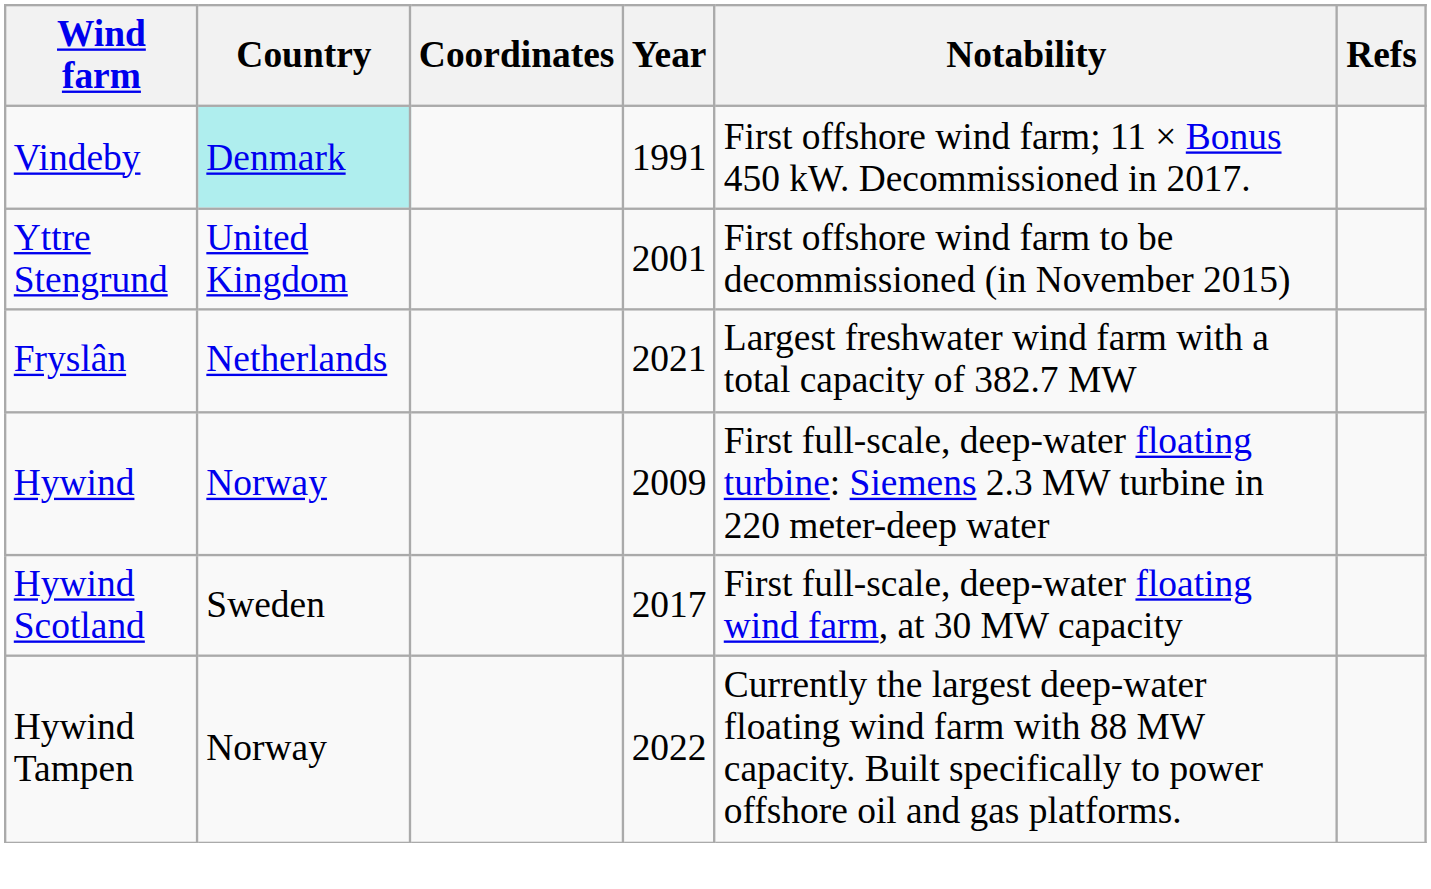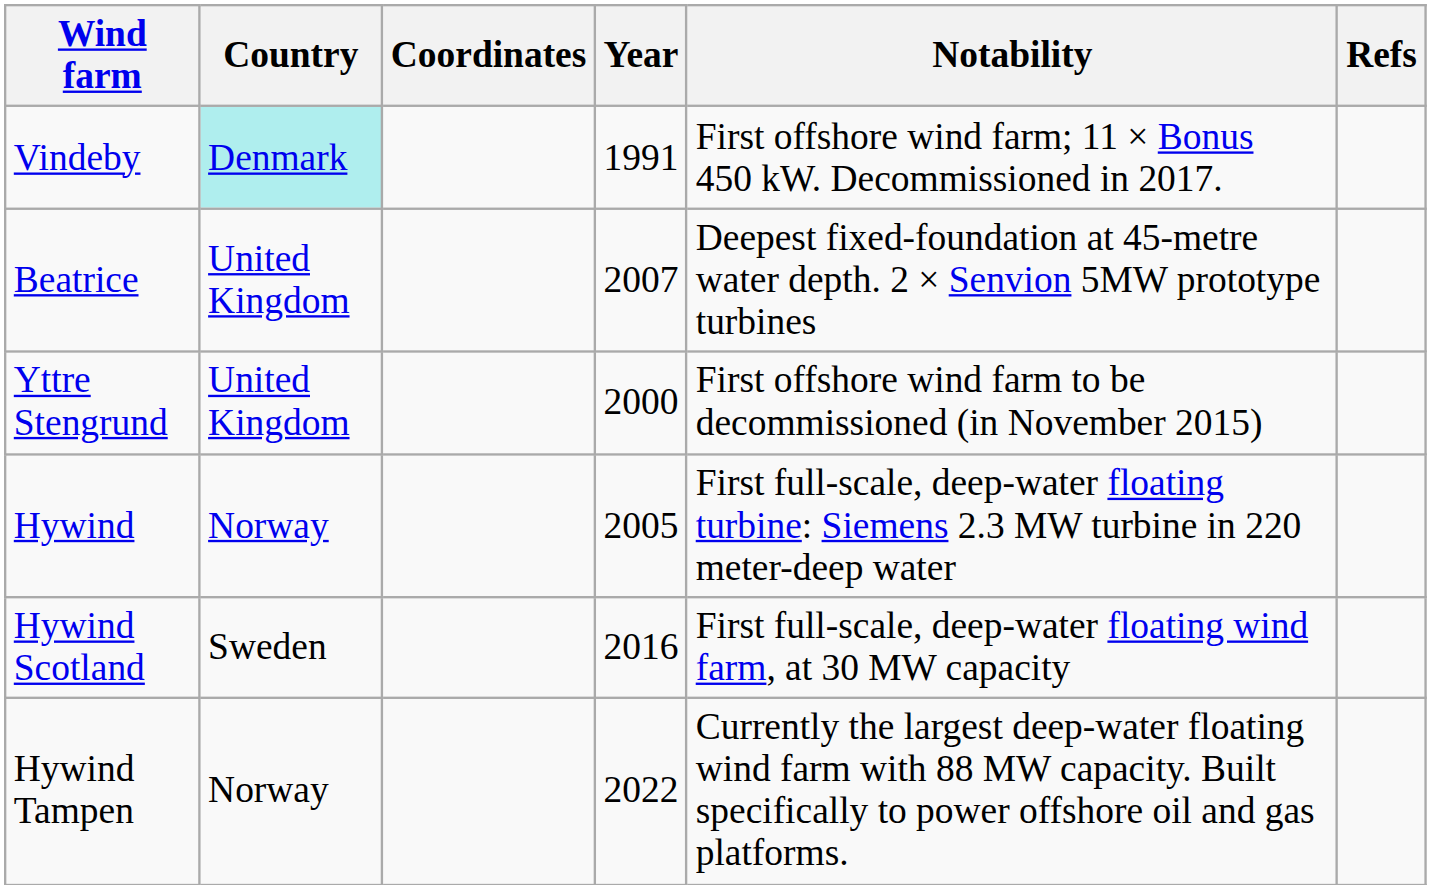+ row: (76, 279)
(669, 258) 2001 -> (641, 401) 2000
- row: (70, 359)
(669, 482) 2009 -> (641, 524) 2005
(669, 604) 2017 -> (641, 646) 2016
